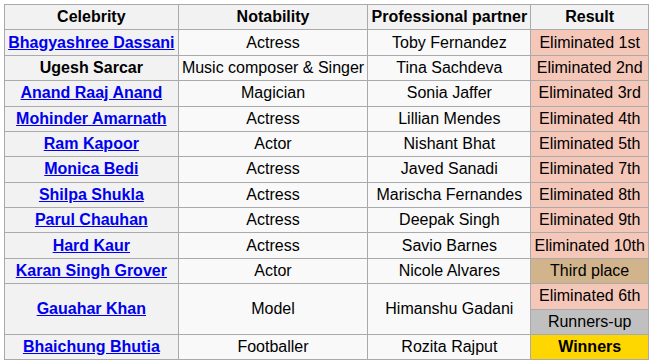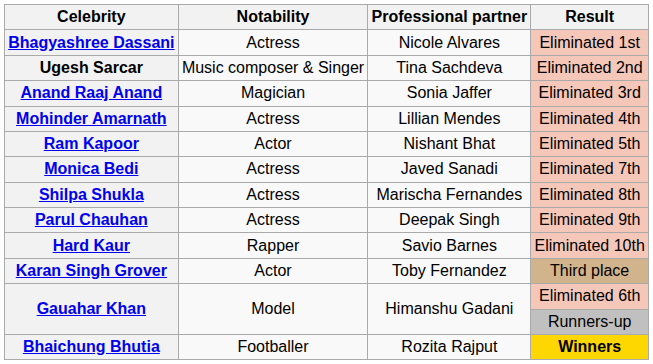(449, 42) Toby Fernandez -> (449, 42) Nicole Alvares
(273, 245) Actress -> (273, 245) Rapper
(449, 270) Nicole Alvares -> (449, 270) Toby Fernandez
